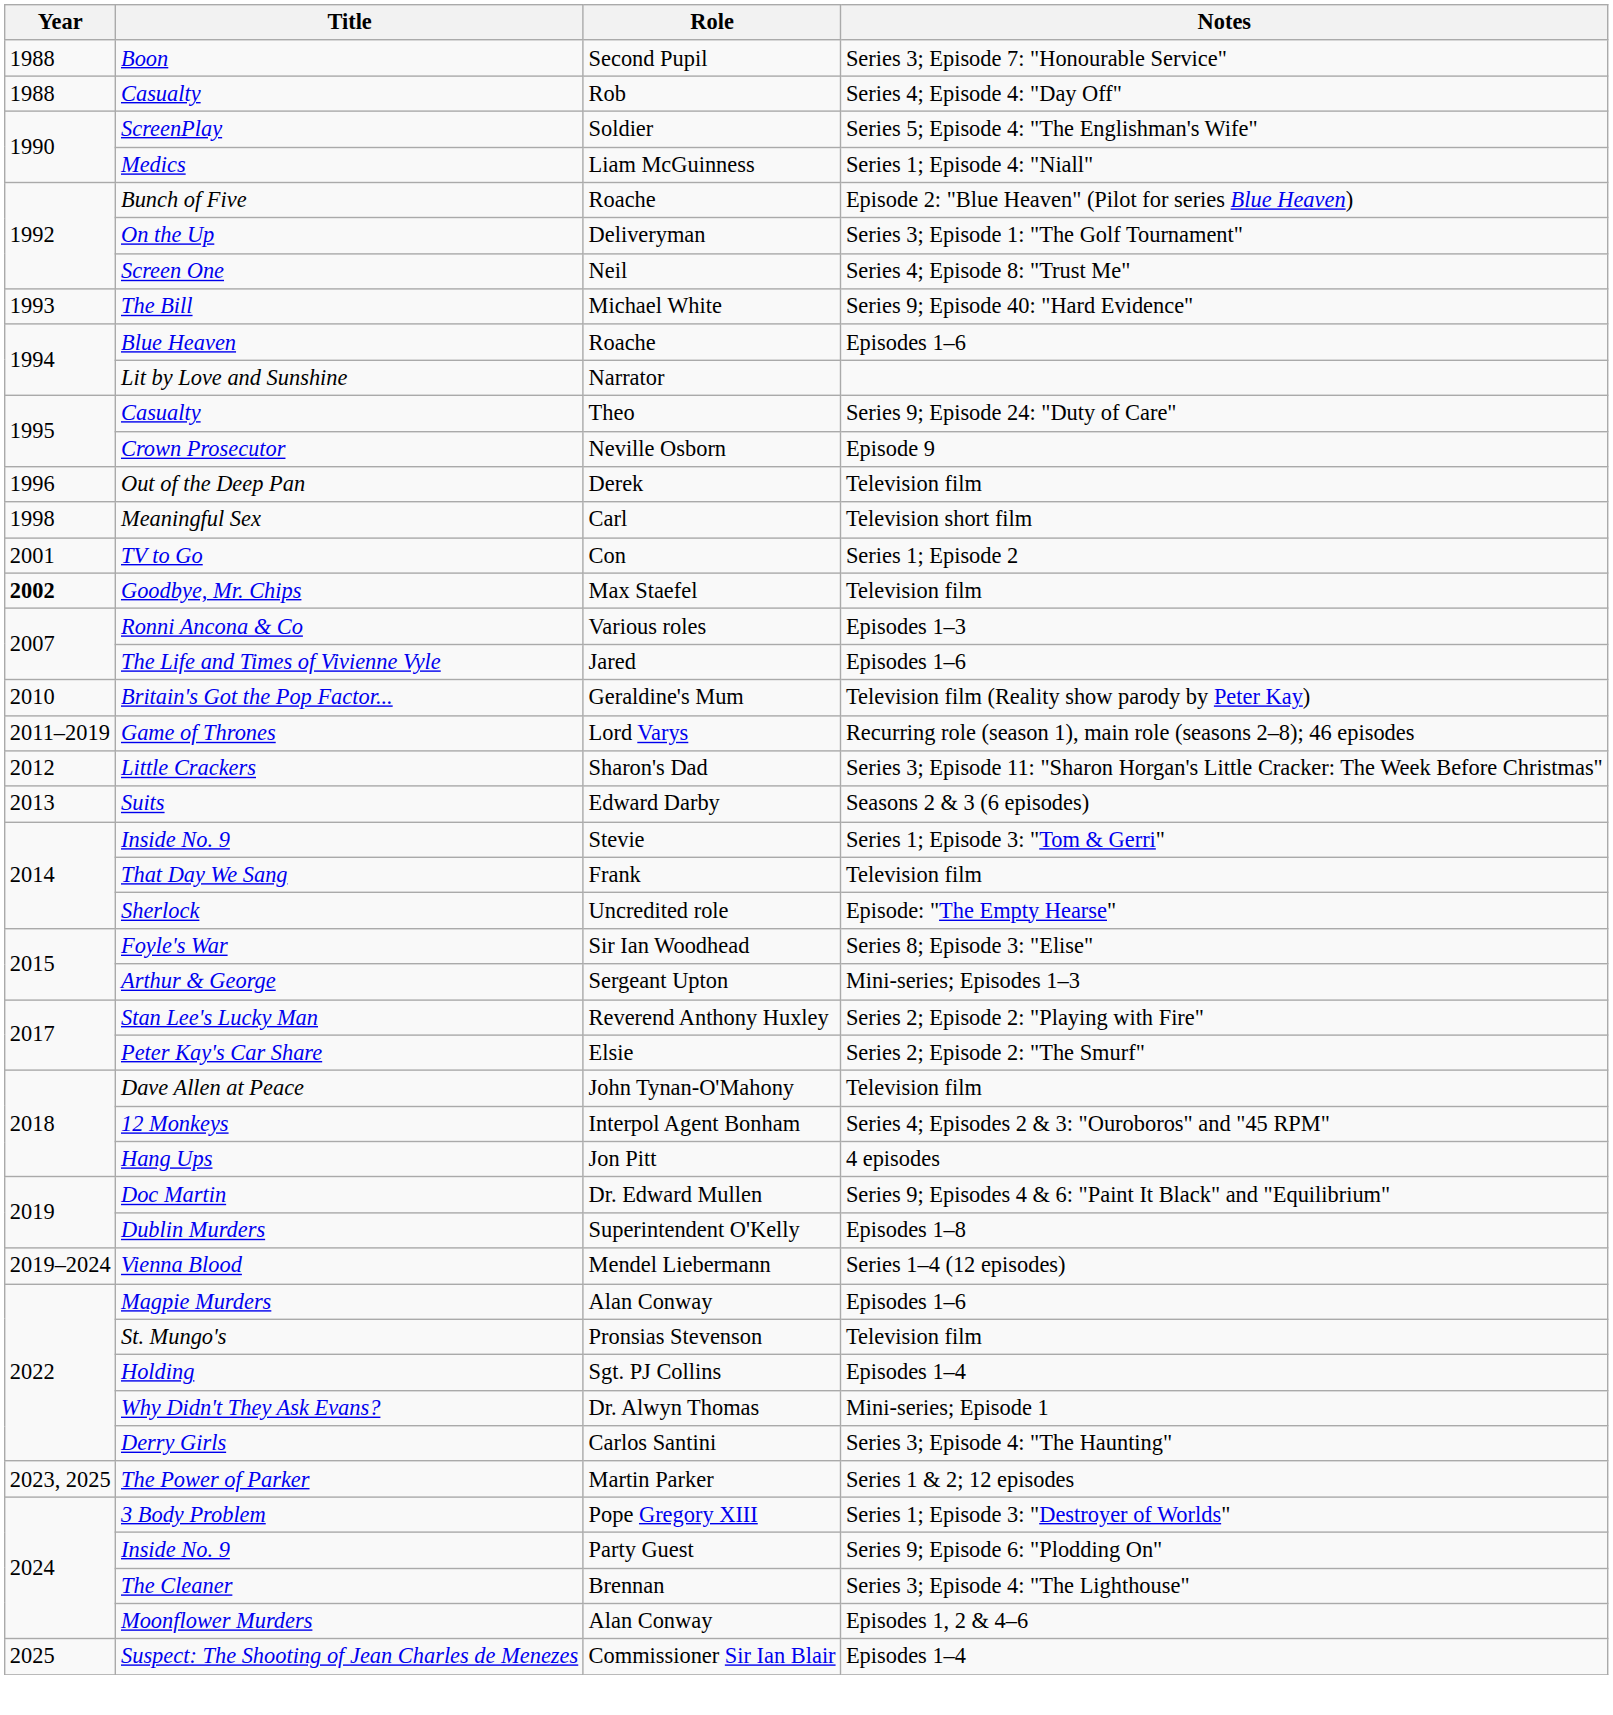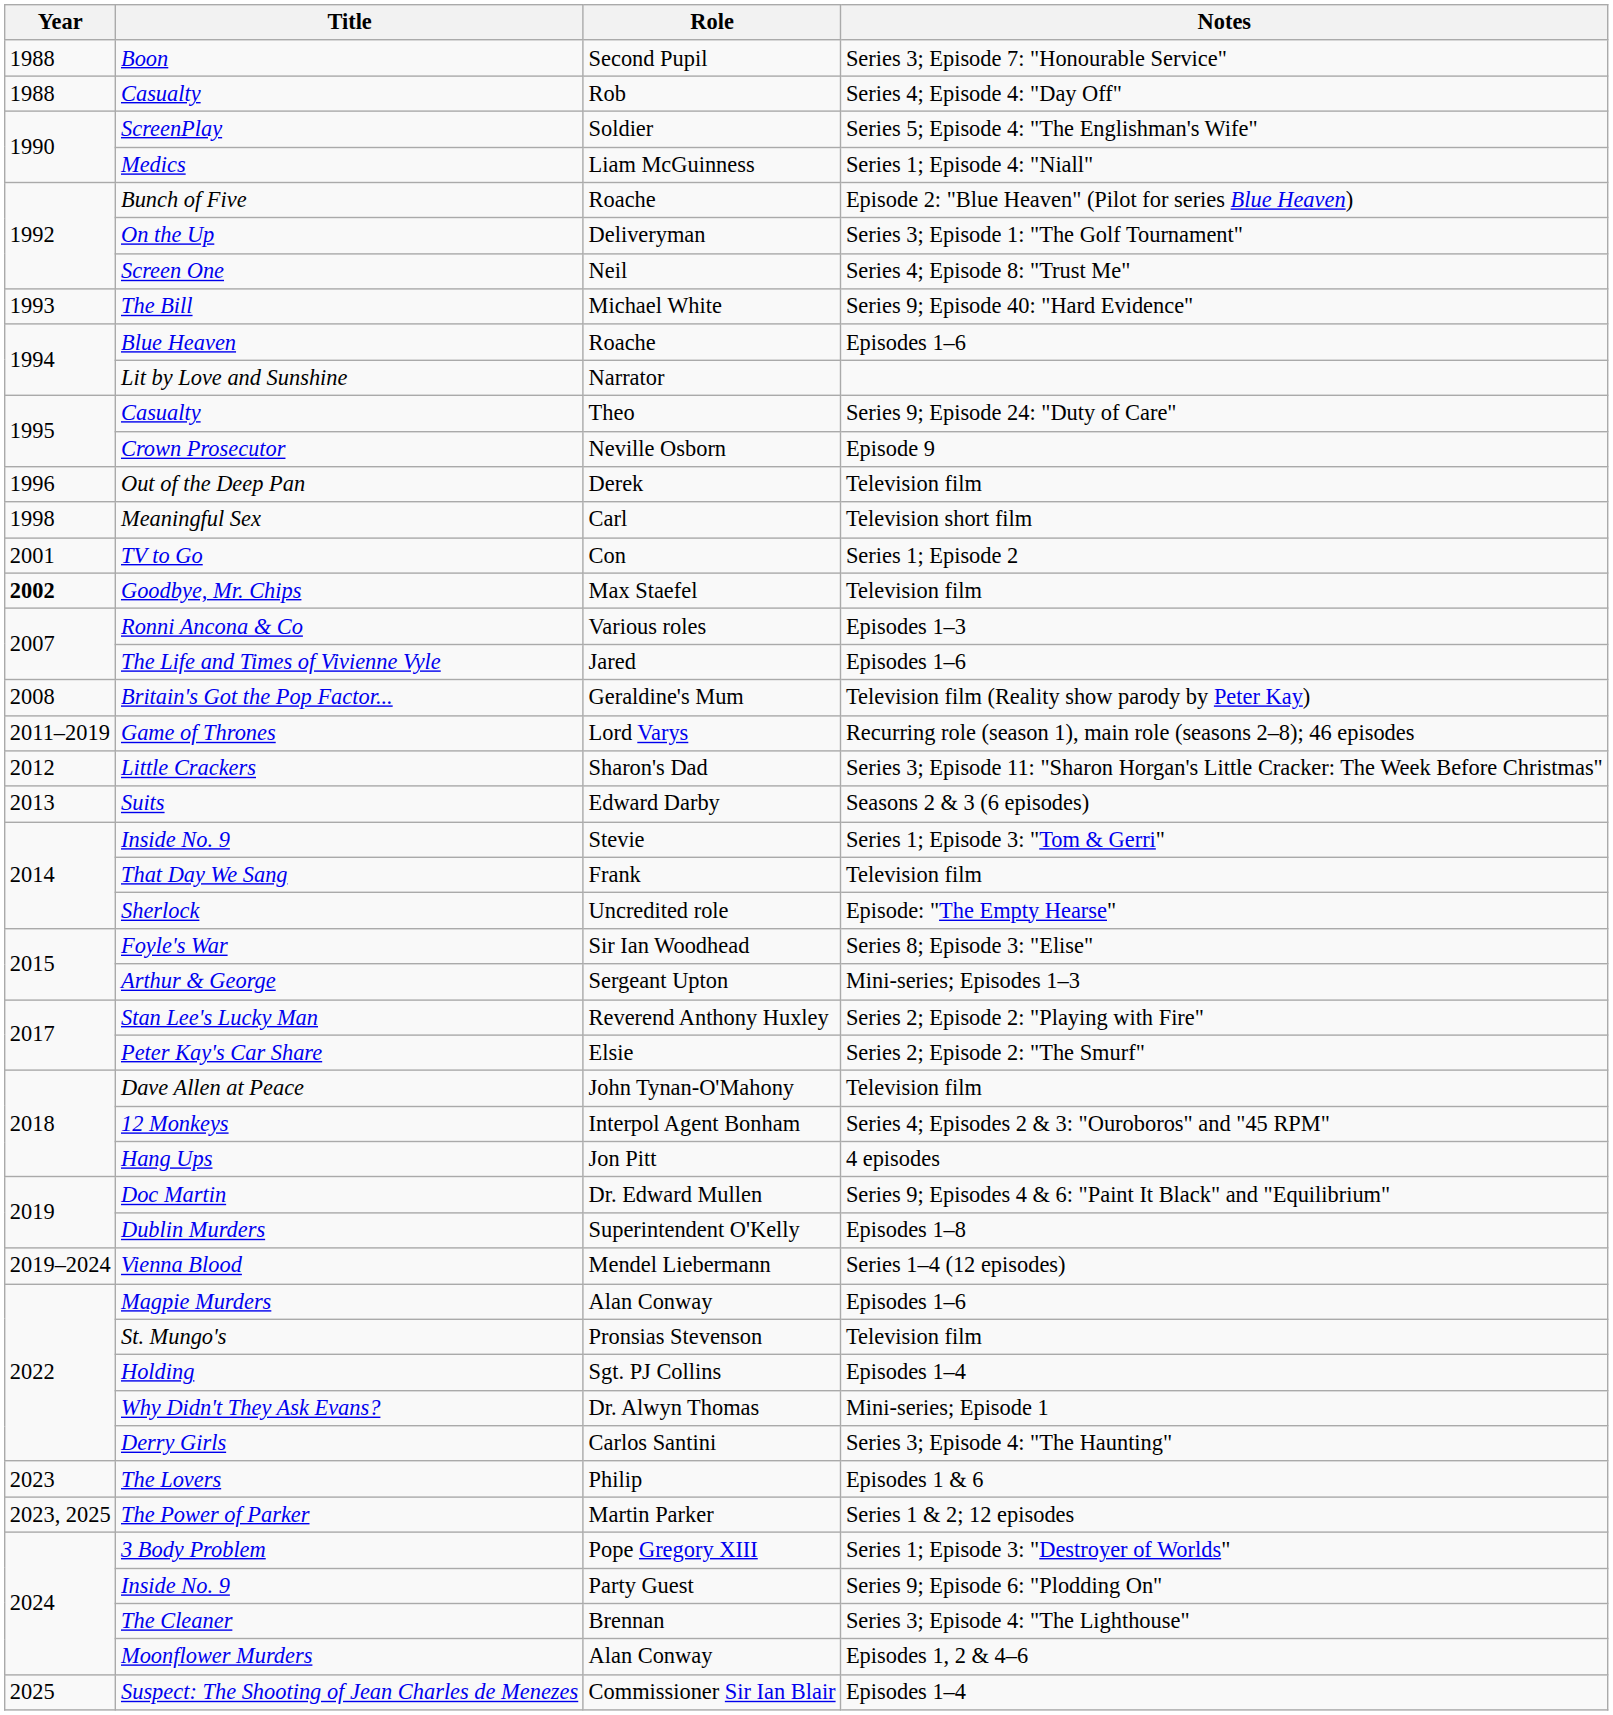(32, 697) 2010 -> (32, 697) 2008
+ row: (171, 1478)
